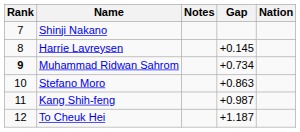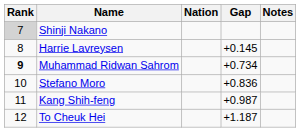columns swapped: (276, 13) <-> (199, 13)
(20, 30) no background -> (20, 30) lightgrey background
(237, 83) +0.863 -> (240, 83) +0.836
